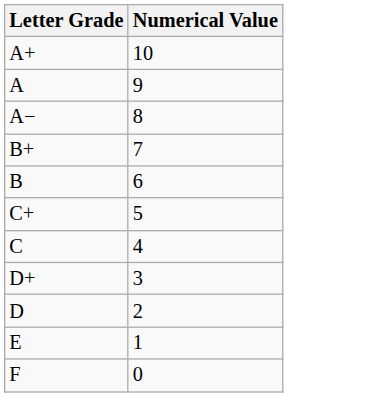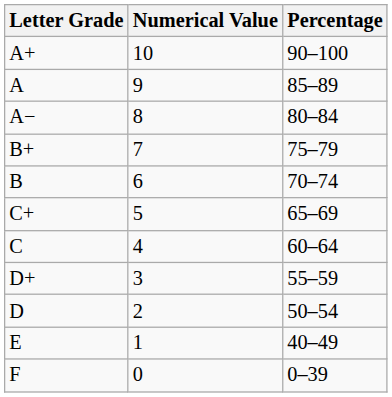+ column: (335, 20)
